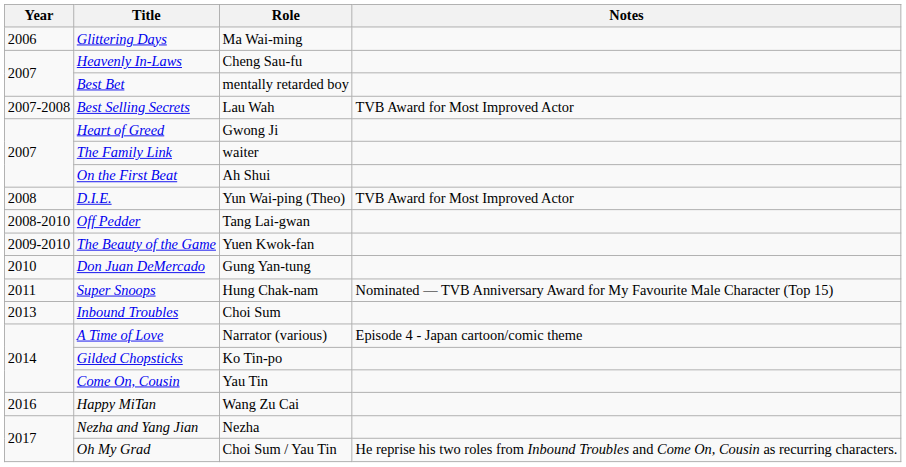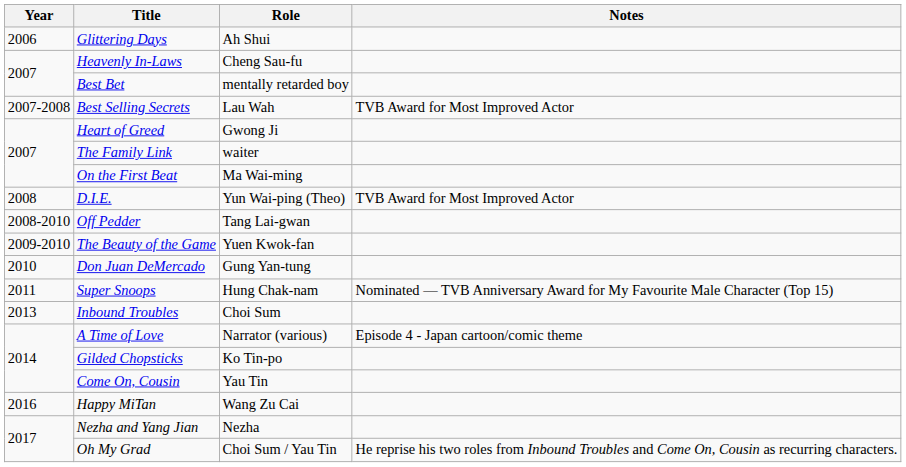(262, 38) Ma Wai-ming -> (246, 38) Ah Shui
(246, 175) Ah Shui -> (262, 175) Ma Wai-ming
